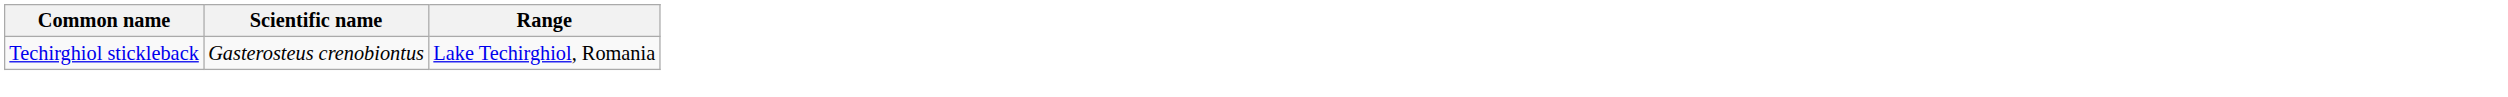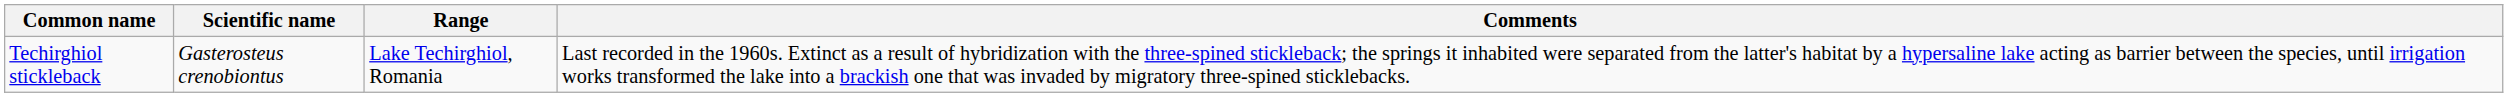+ column: (1530, 20)
